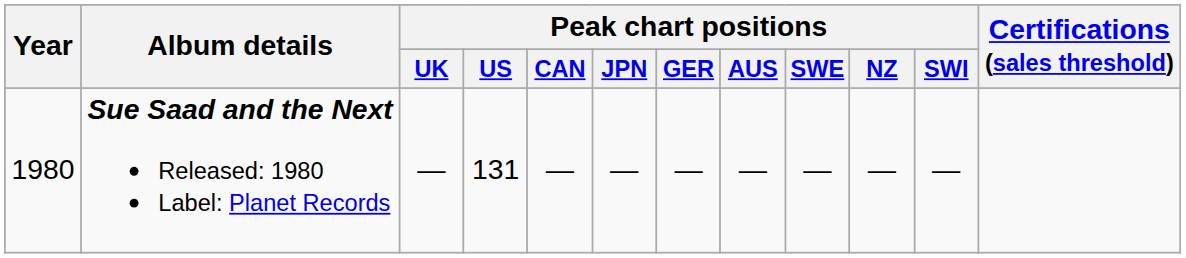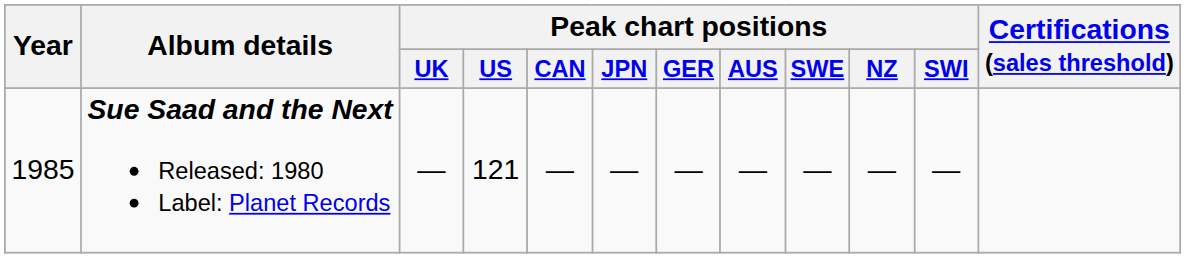(43, 169) 1980 -> (43, 169) 1985
(496, 169) 131 -> (496, 169) 121
